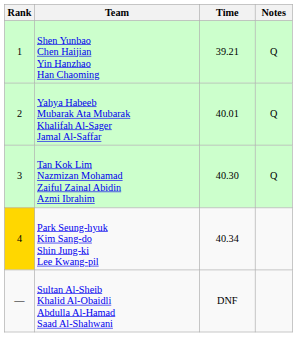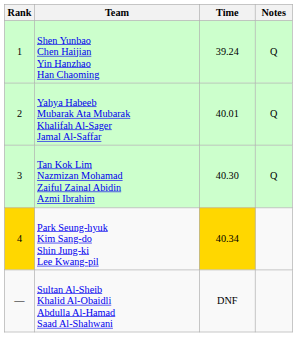(227, 51) 39.21 -> (227, 51) 39.24
(227, 238) no background -> (227, 238) gold background
